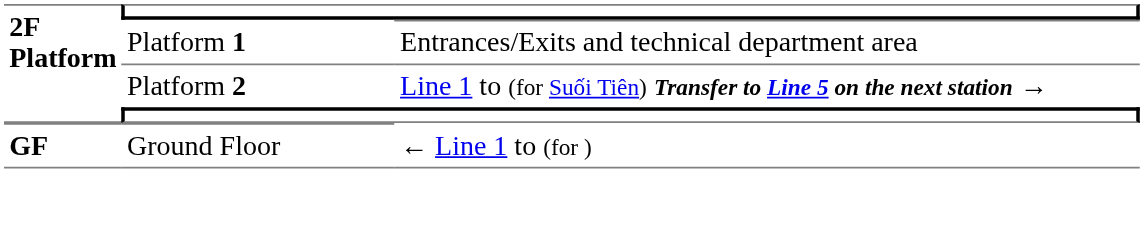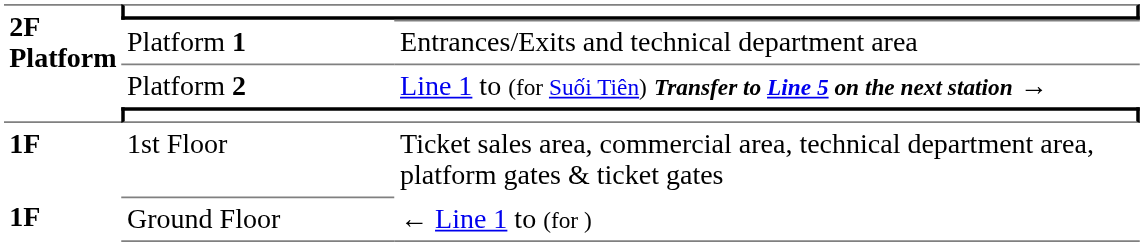+ row: (177, 143)
(29, 145) GF -> (25, 217) 1F
